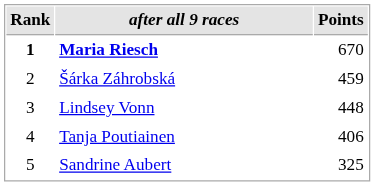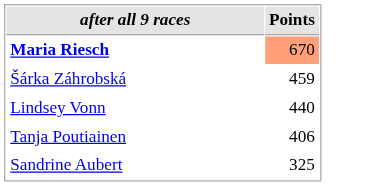- column: (30, 20)
(351, 50) no background -> (302, 50) lightsalmon background
(351, 107) 448 -> (302, 107) 440
